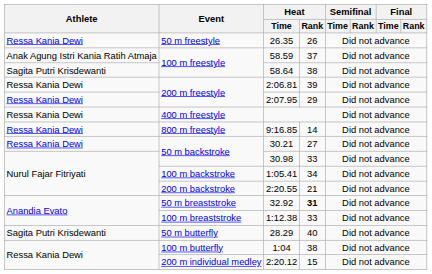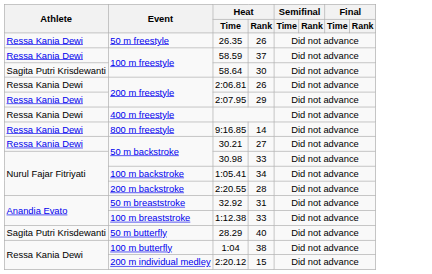(82, 56) Anak Agung Istri Kania Ratih Atmaja -> (45, 56) Ressa Kania Dewi
(312, 70) 38 -> (261, 70) 30
(312, 85) 39 -> (261, 85) 26
(312, 189) 21 -> (261, 189) 28
(312, 204) bold -> (261, 204) normal
